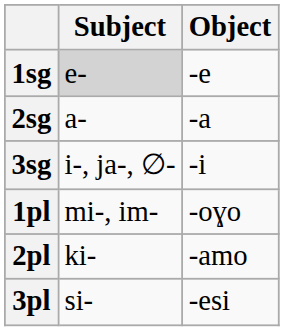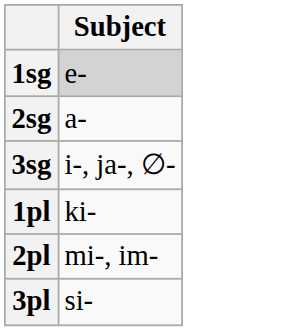- column: (230, 27)
(111, 210) mi-, im- -> (80, 210) ki-
(80, 256) ki- -> (111, 256) mi-, im-
